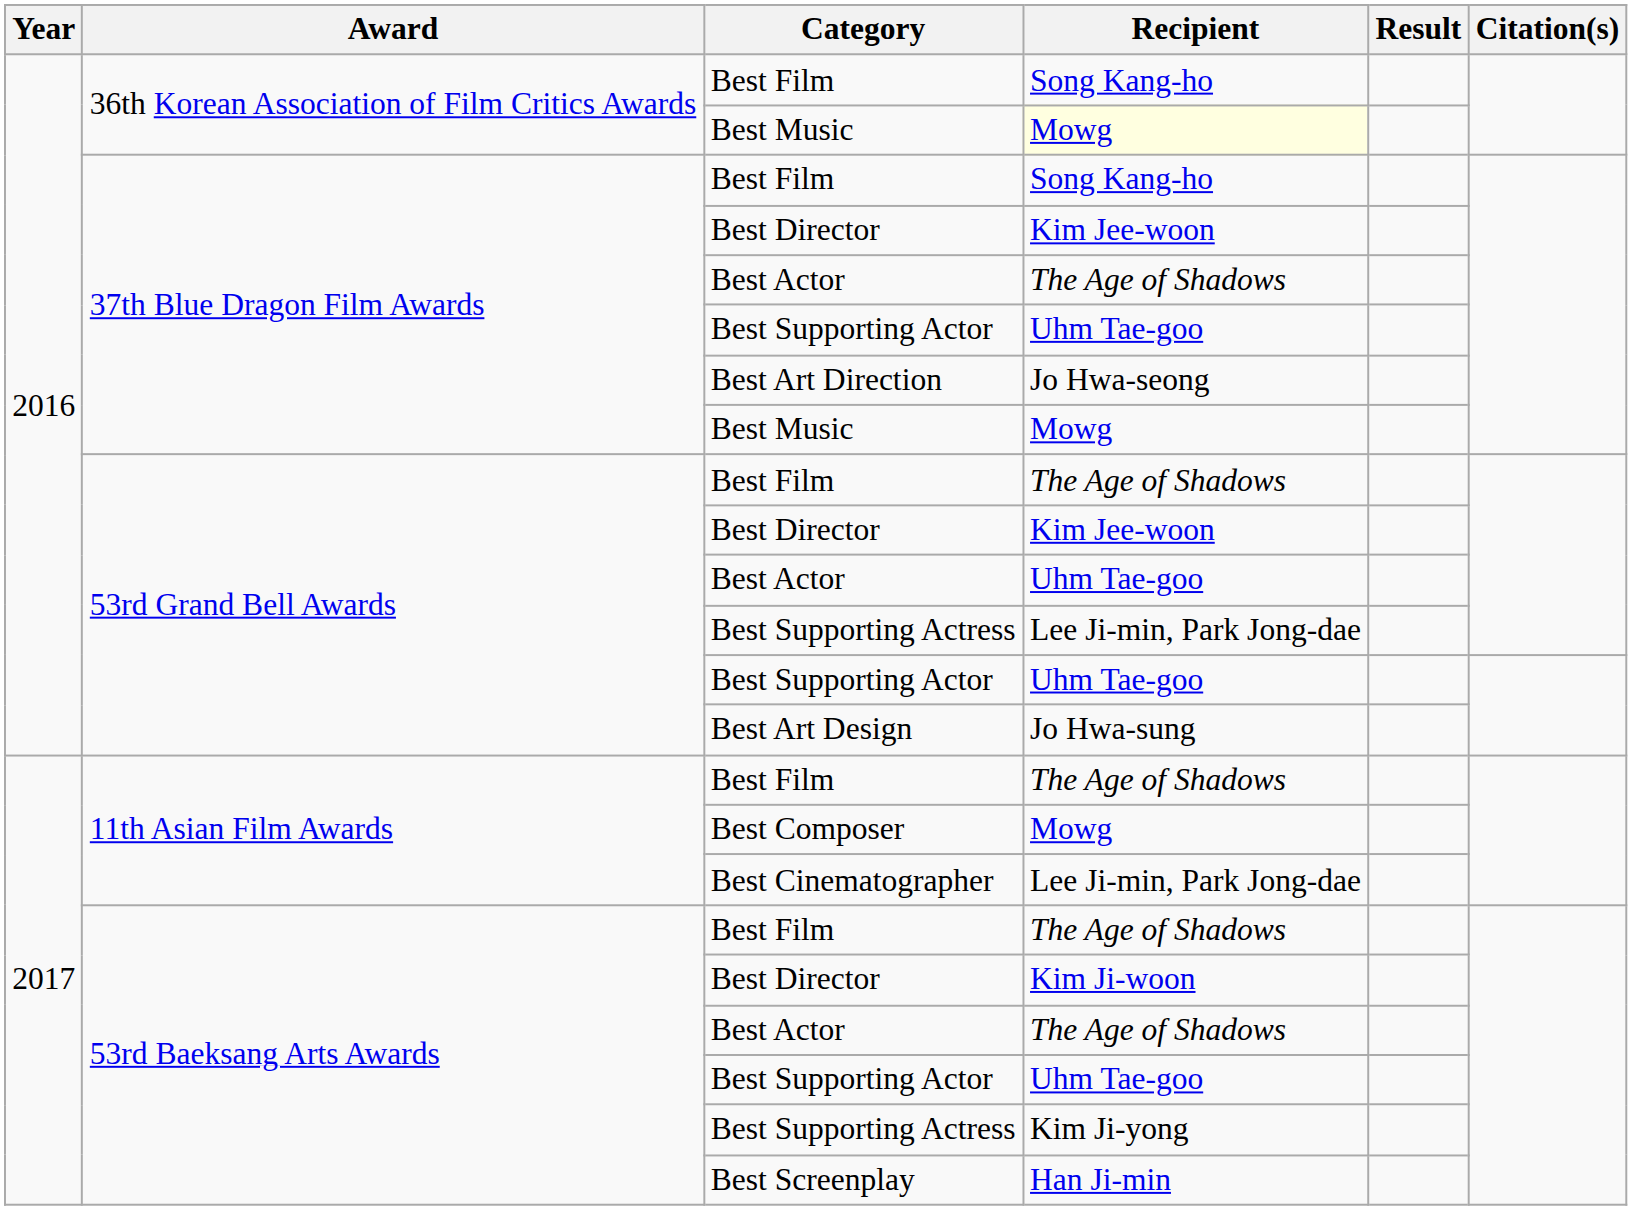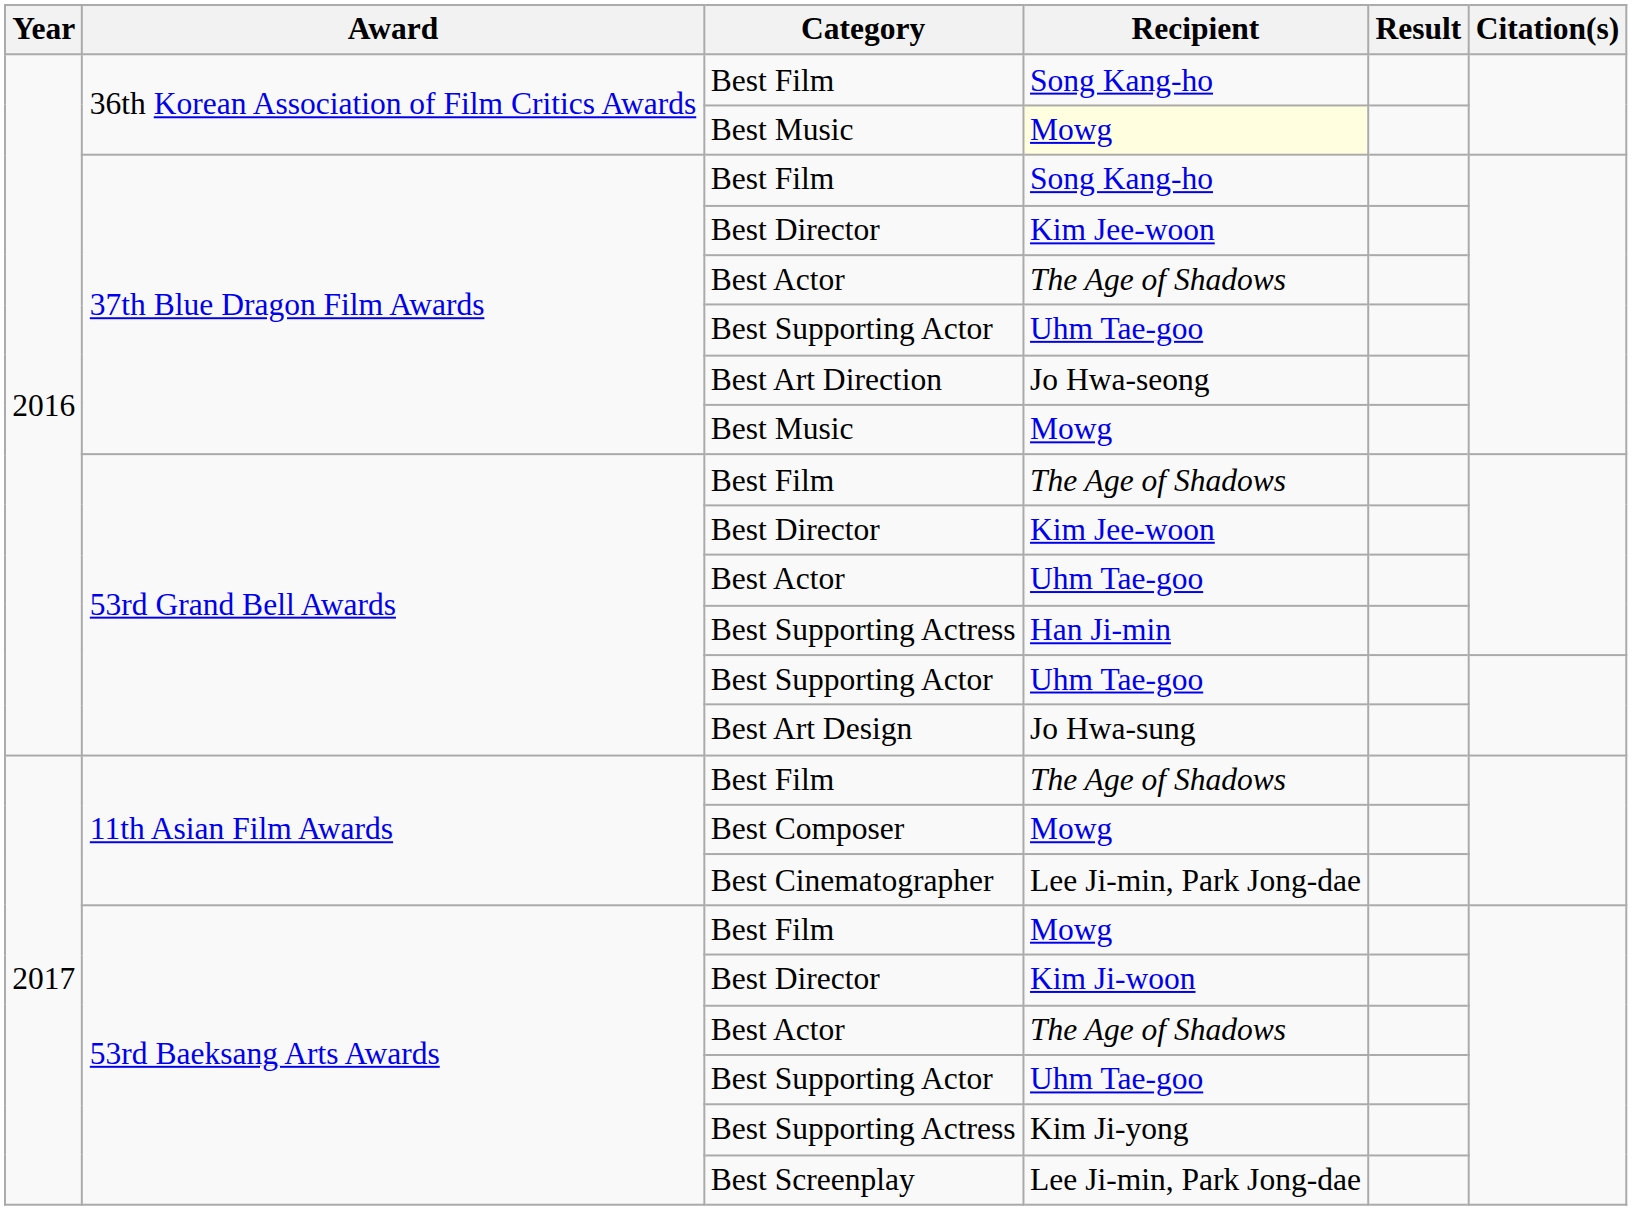(1195, 629) Lee Ji-min, Park Jong-dae -> (1101, 629) Han Ji-min
(1158, 929) The Age of Shadows -> (1071, 929) Mowg
(1101, 1179) Han Ji-min -> (1195, 1179) Lee Ji-min, Park Jong-dae
